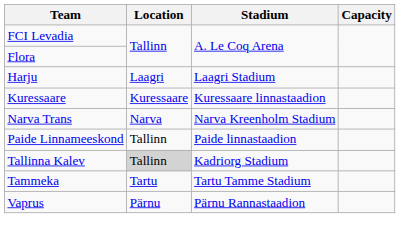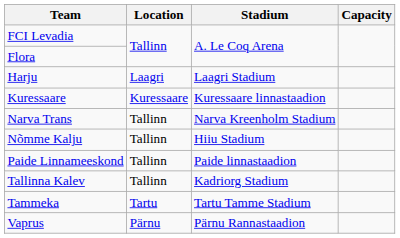(146, 118) Narva -> (148, 118) Tallinn
+ row: (45, 139)
(148, 160) lightgrey background -> (148, 181) no background
